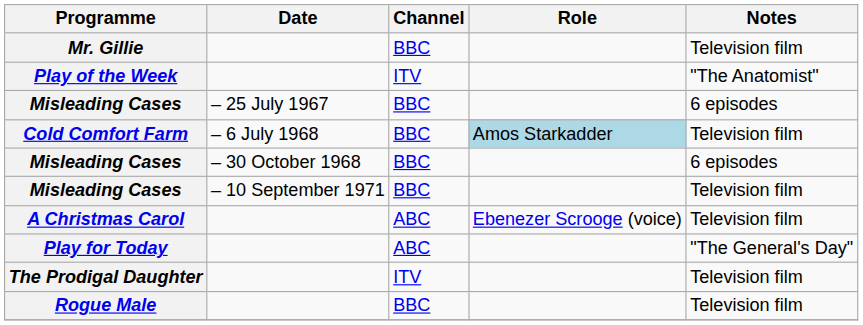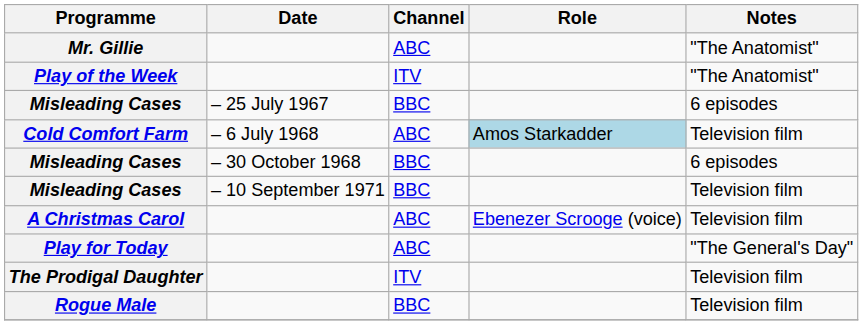(412, 47) BBC -> (412, 47) ABC
(746, 47) Television film -> (754, 47) "The Anatomist"
(412, 133) BBC -> (412, 133) ABC
